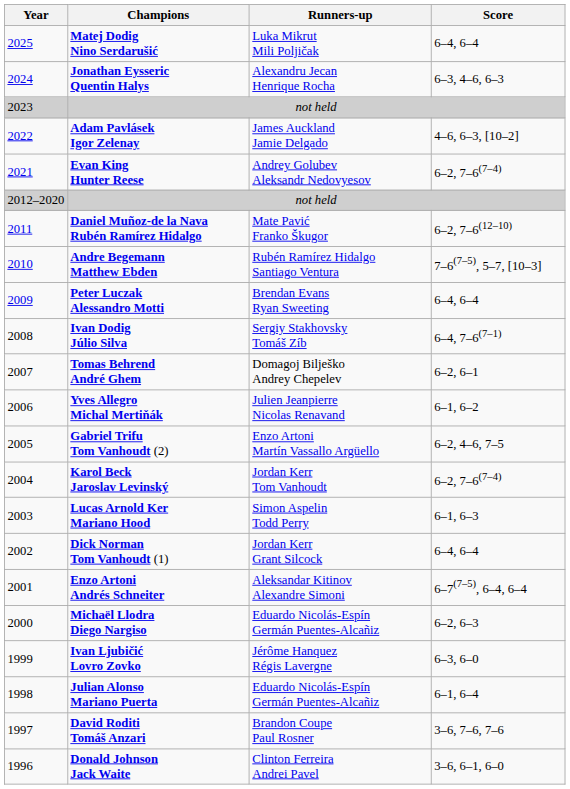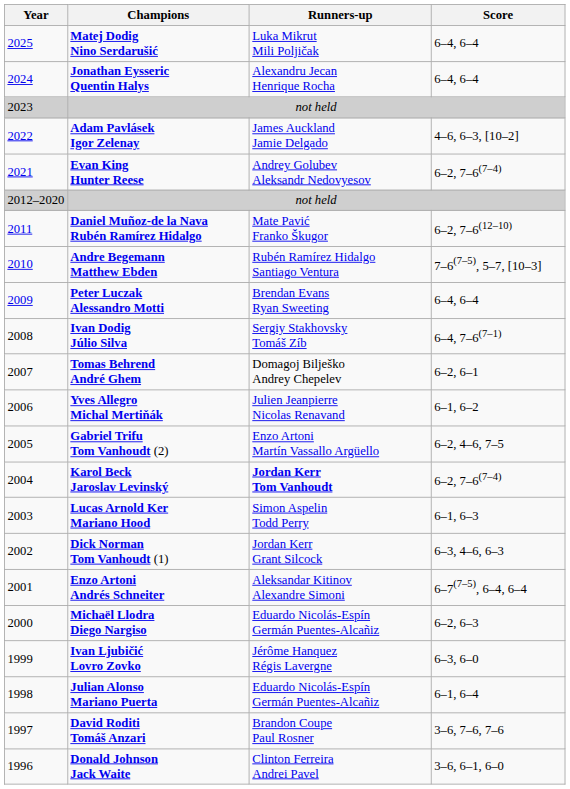(469, 79) 6–3, 4–6, 6–3 -> (456, 79) 6–4, 6–4
(290, 479) normal -> (292, 479) bold
(456, 551) 6–4, 6–4 -> (469, 551) 6–3, 4–6, 6–3
